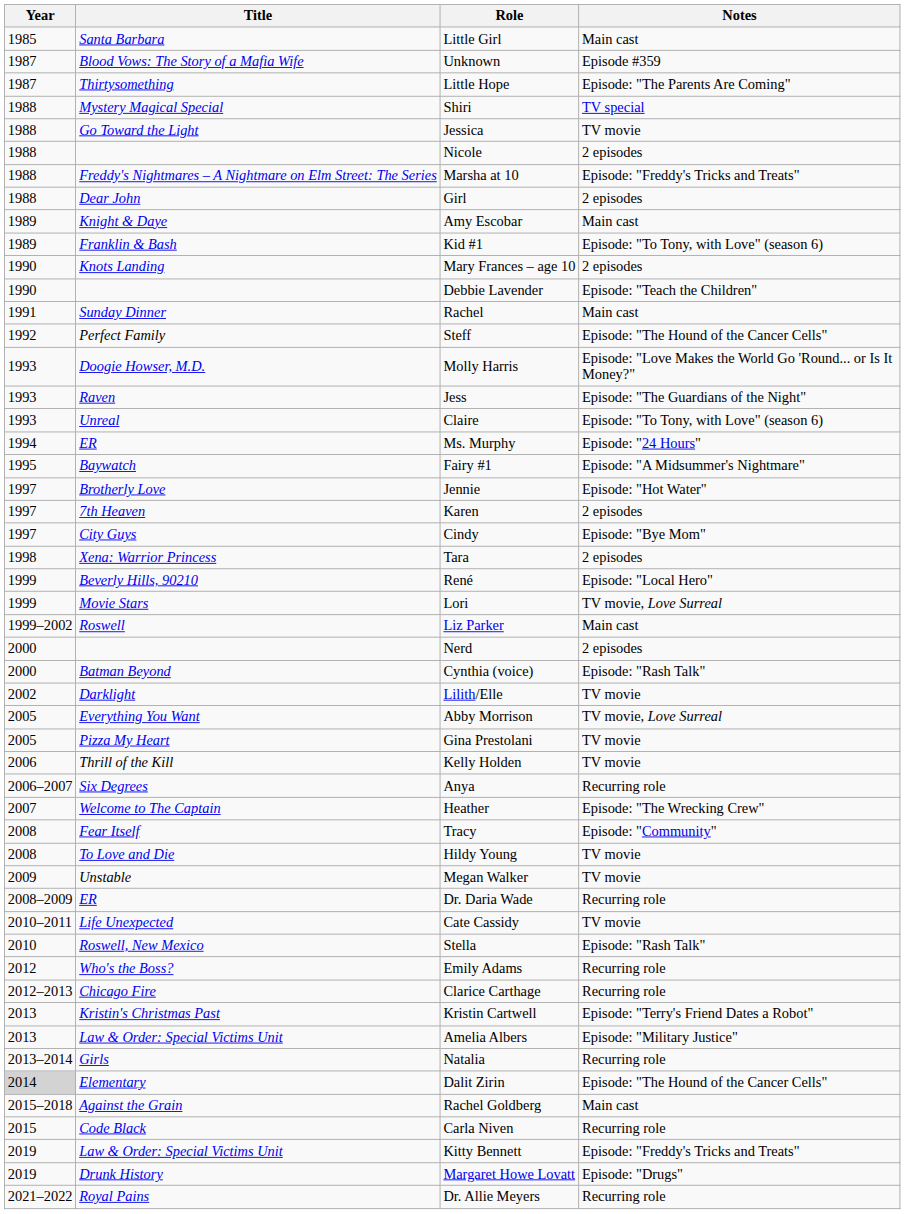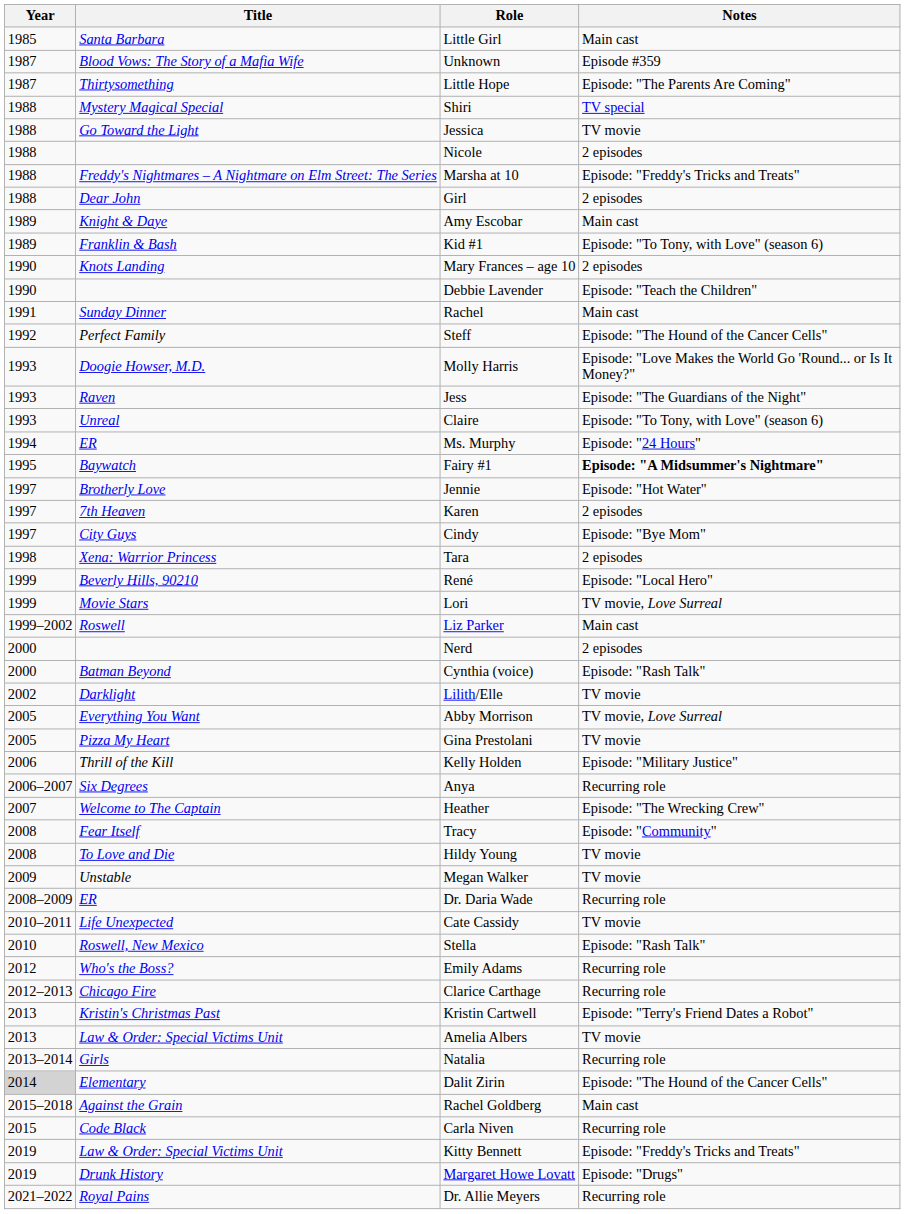(693, 466) normal -> (703, 466) bold
(611, 762) TV movie -> (660, 762) Episode: "Military Justice"
(660, 1036) Episode: "Military Justice" -> (611, 1036) TV movie
